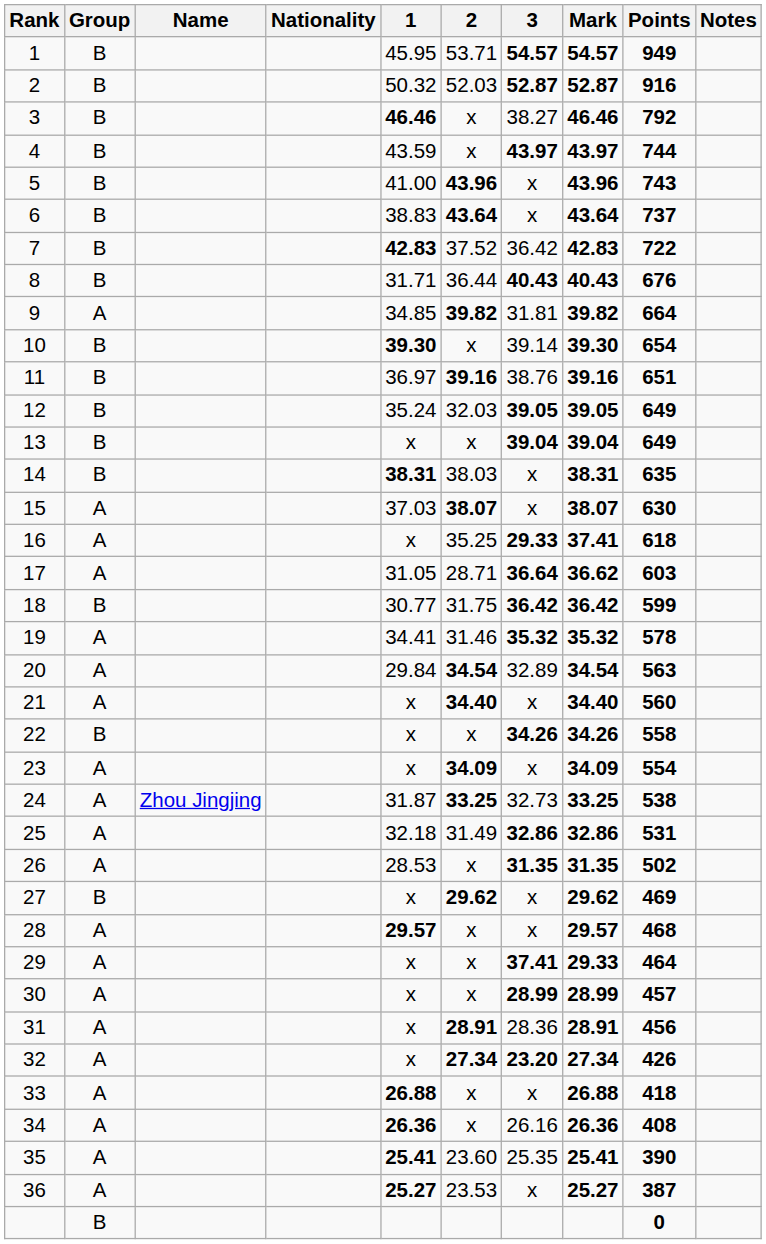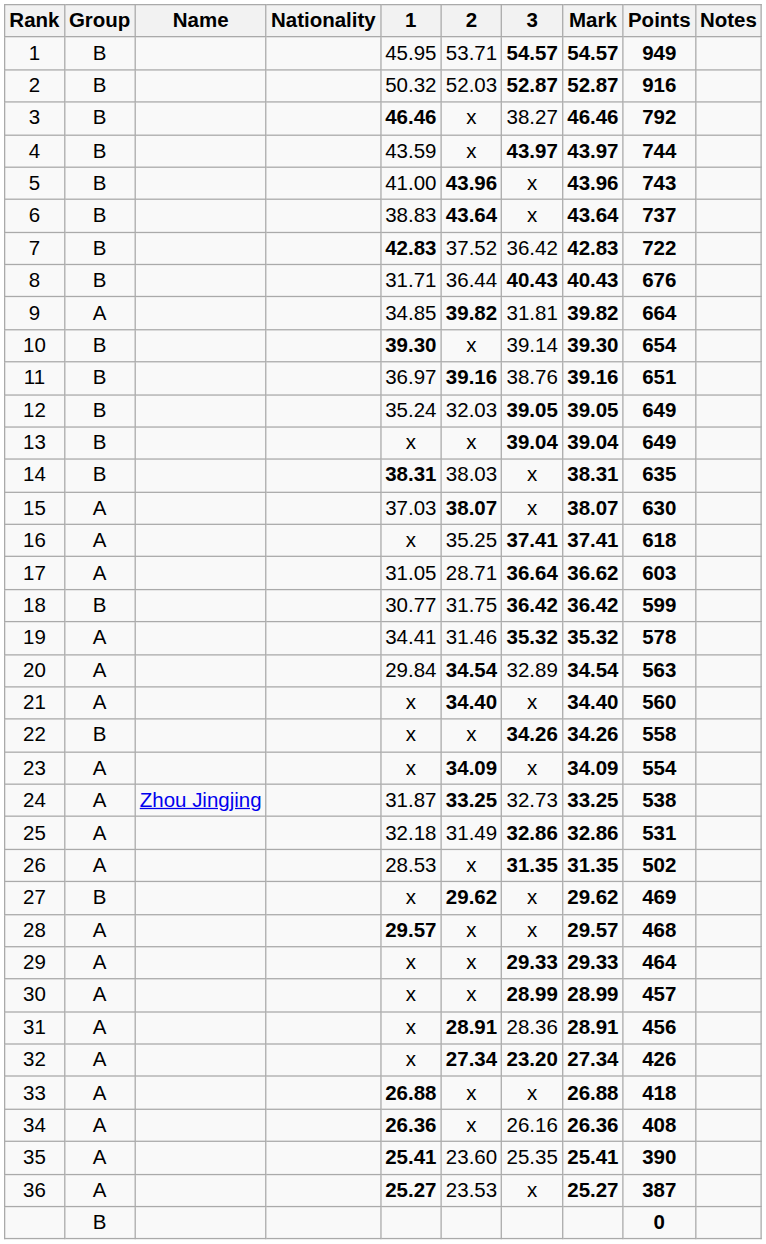(532, 540) 29.33 -> (532, 540) 37.41
(532, 962) 37.41 -> (532, 962) 29.33
